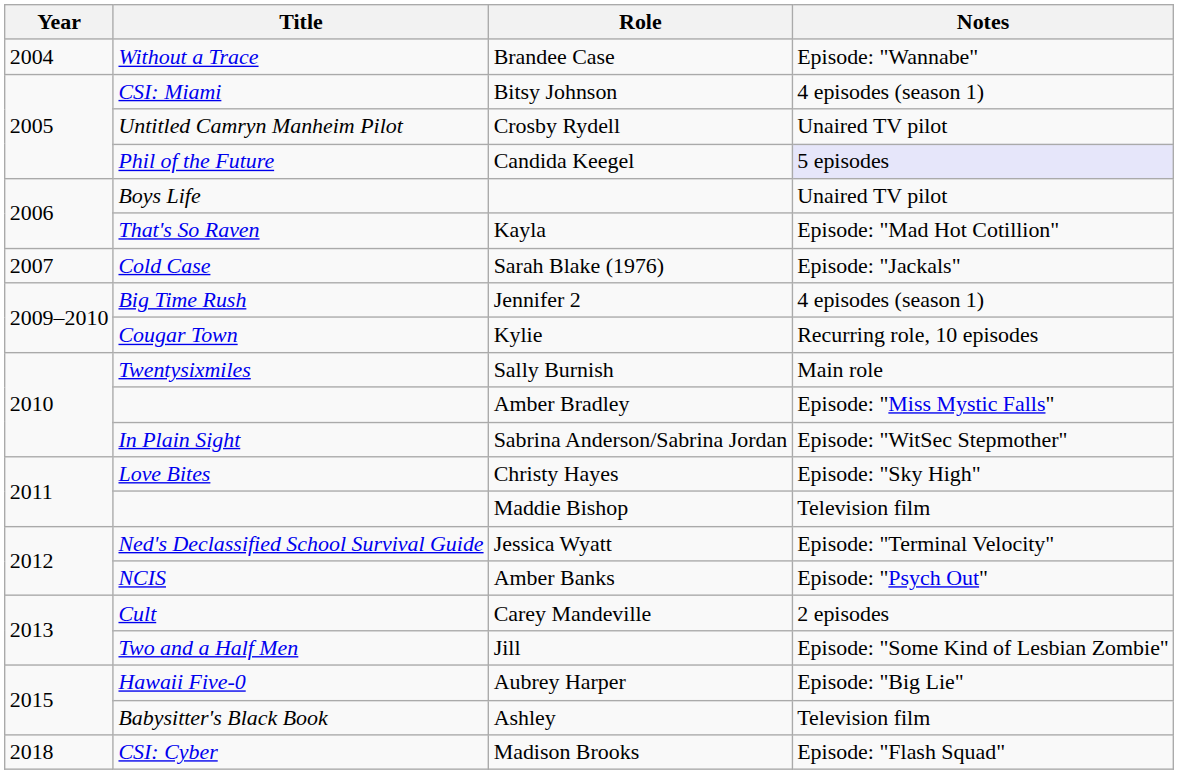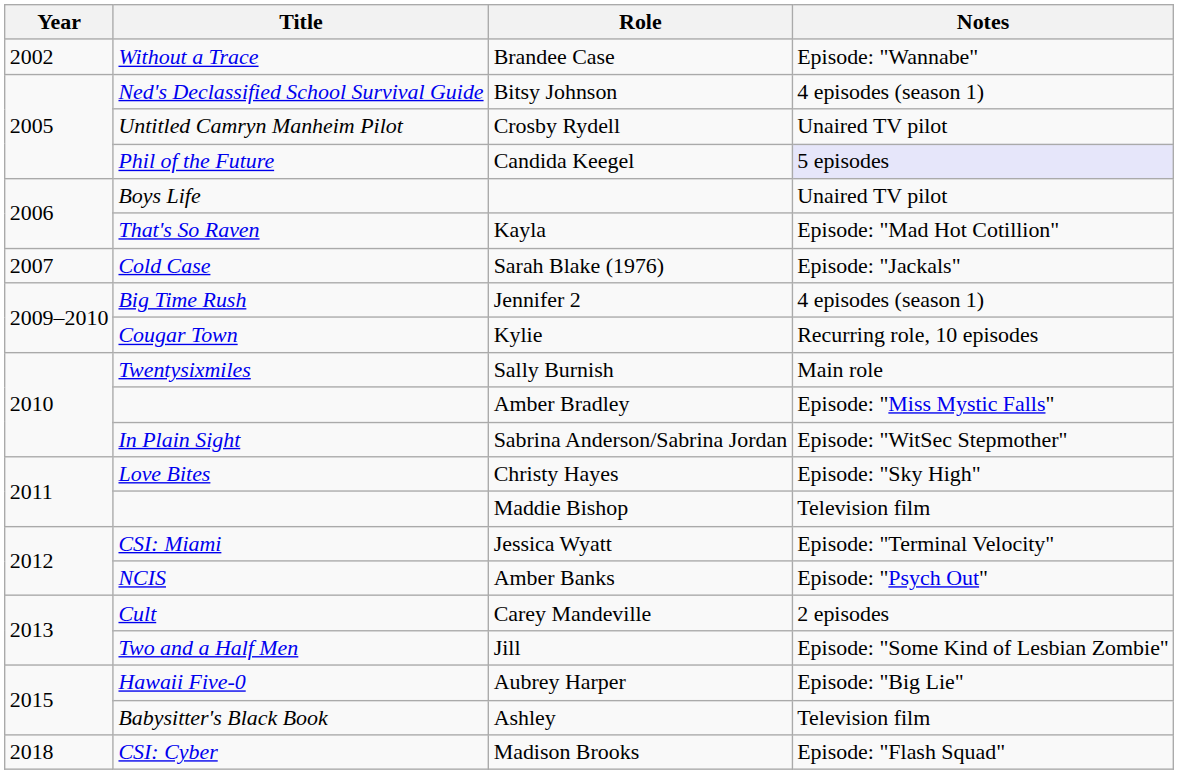(32, 56) 2004 -> (32, 56) 2002
(170, 91) CSI: Miami -> (301, 91) Ned's Declassified School Survival Guide
(301, 543) Ned's Declassified School Survival Guide -> (170, 543) CSI: Miami
